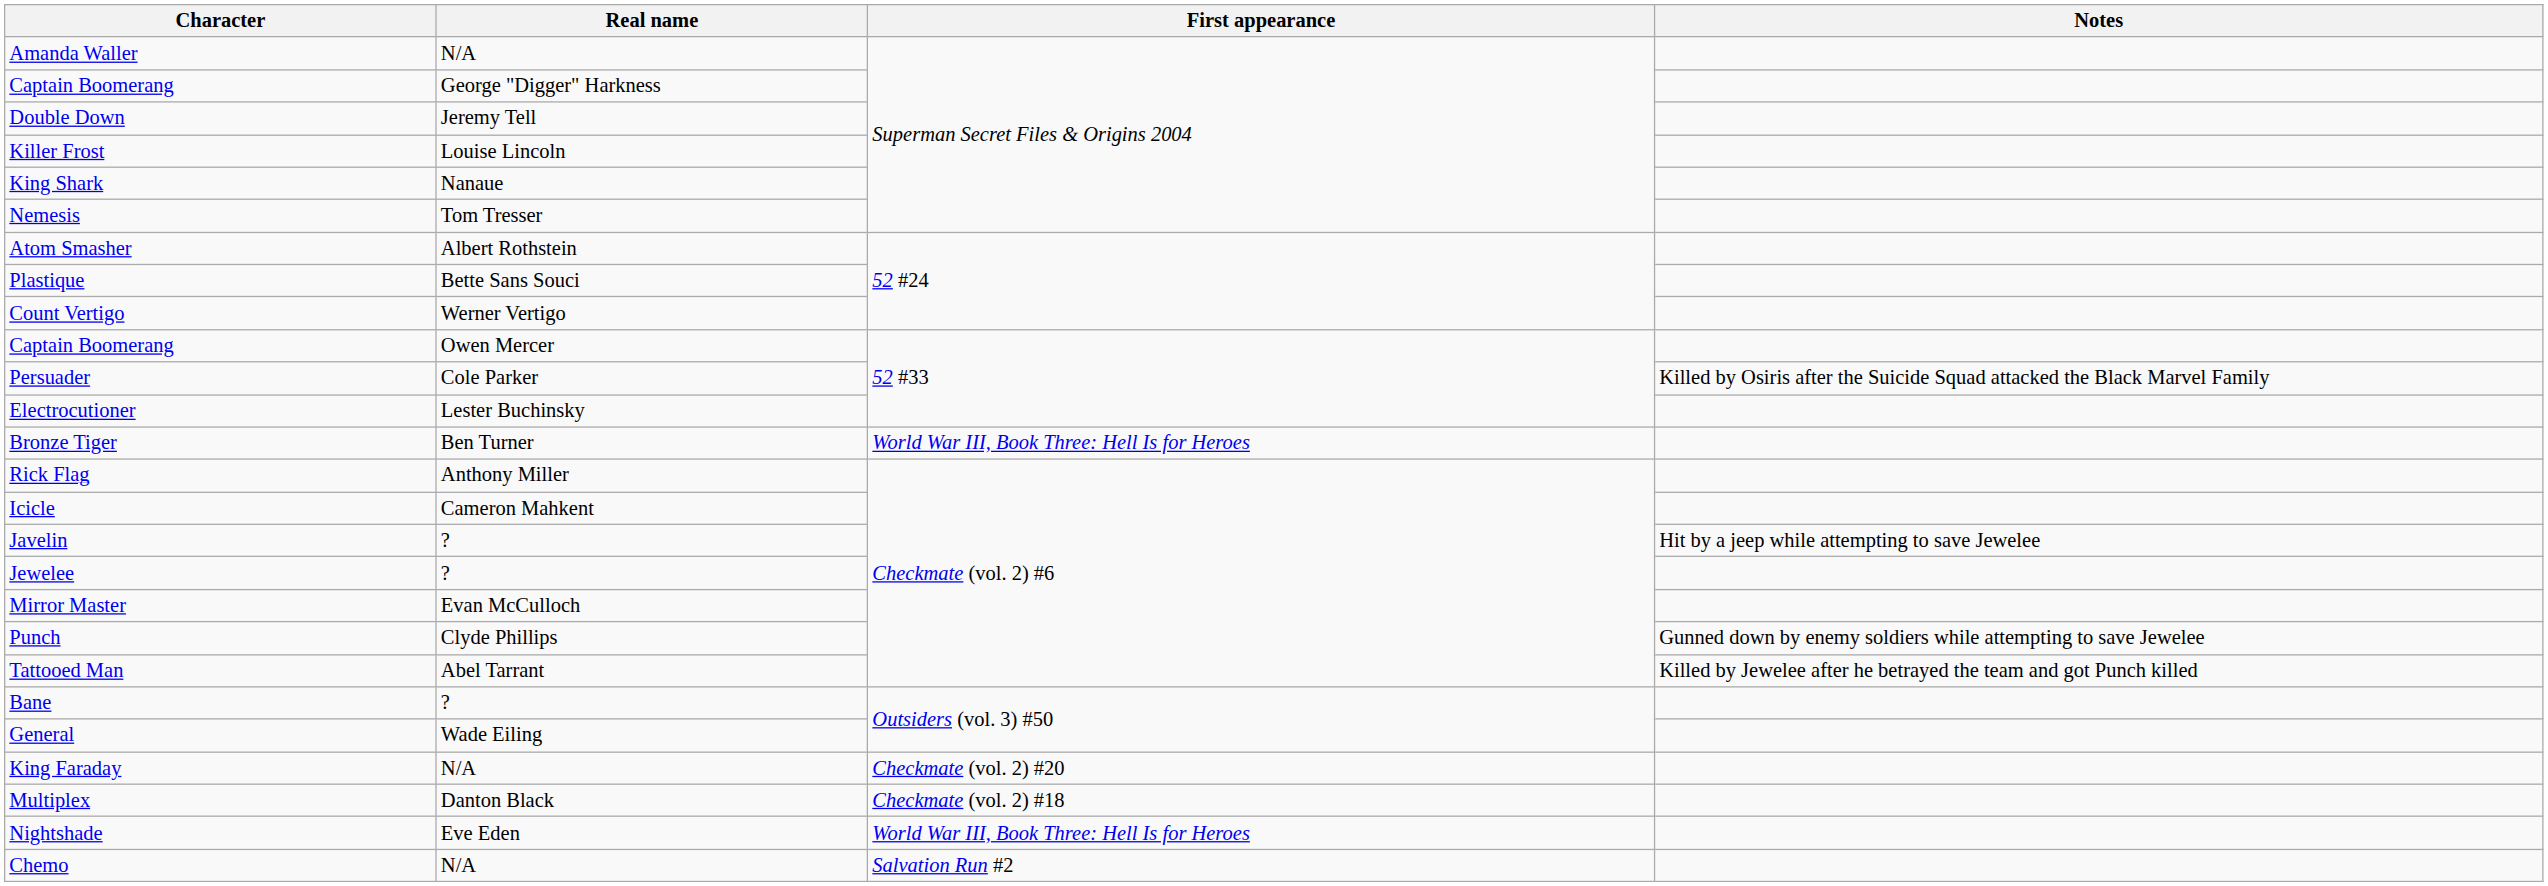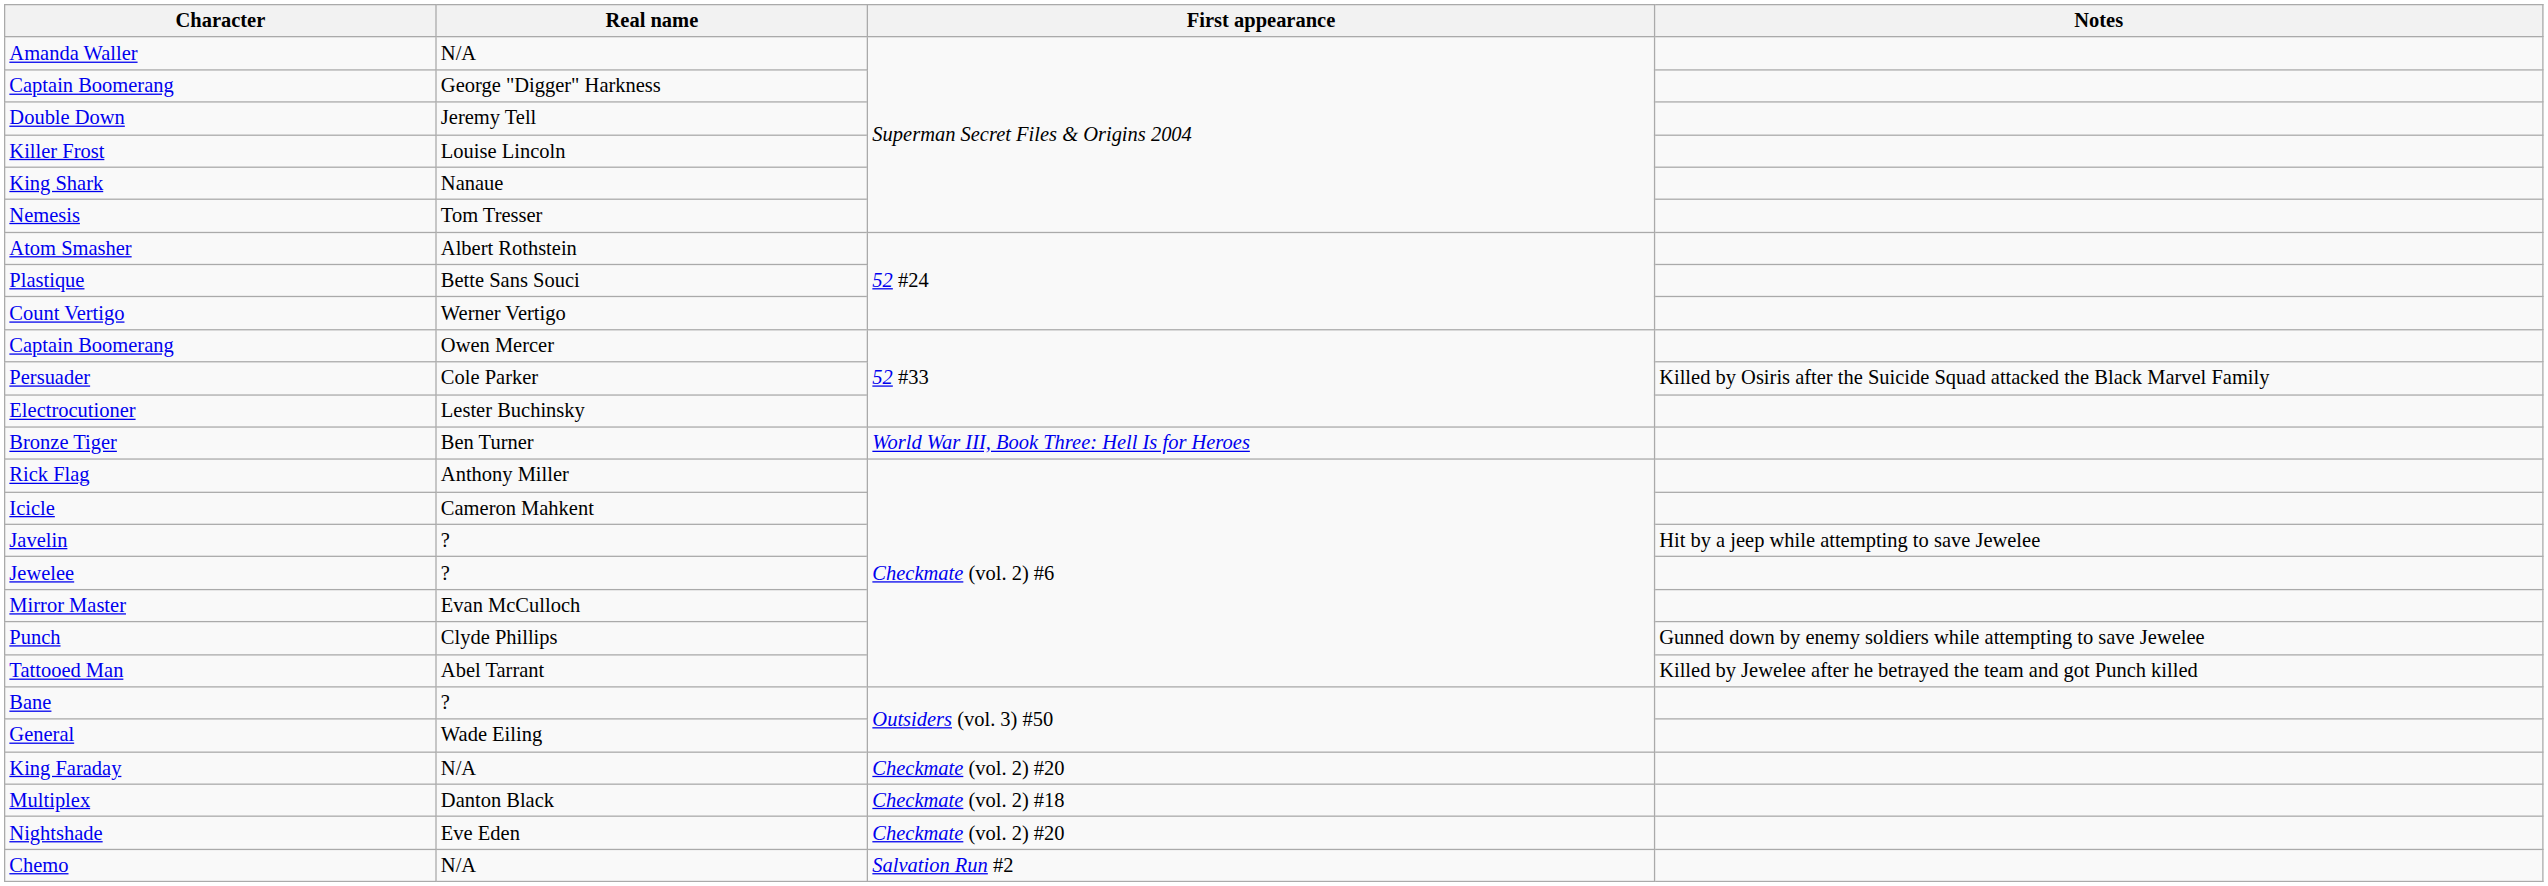(1061, 832) World War III, Book Three: Hell Is for Heroes -> (968, 832) Checkmate (vol. 2) #20
